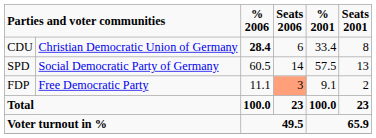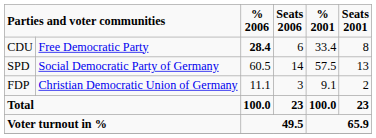(138, 47) Christian Democratic Union of Germany -> (93, 47) Free Democratic Party
(93, 85) Free Democratic Party -> (138, 85) Christian Democratic Union of Germany
(300, 85) lightsalmon background -> (300, 85) no background
